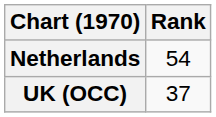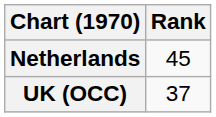(178, 58) 54 -> (178, 58) 45
